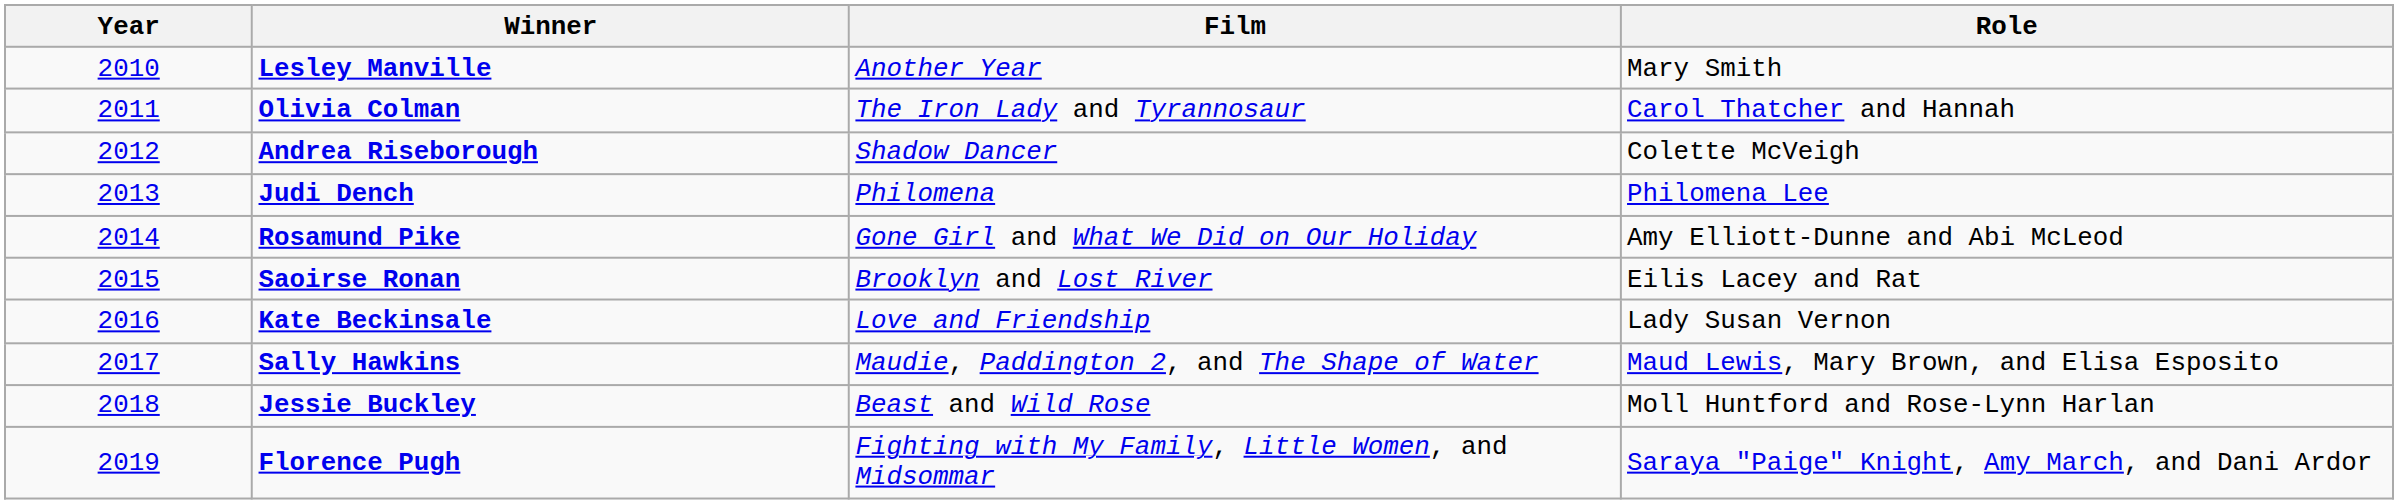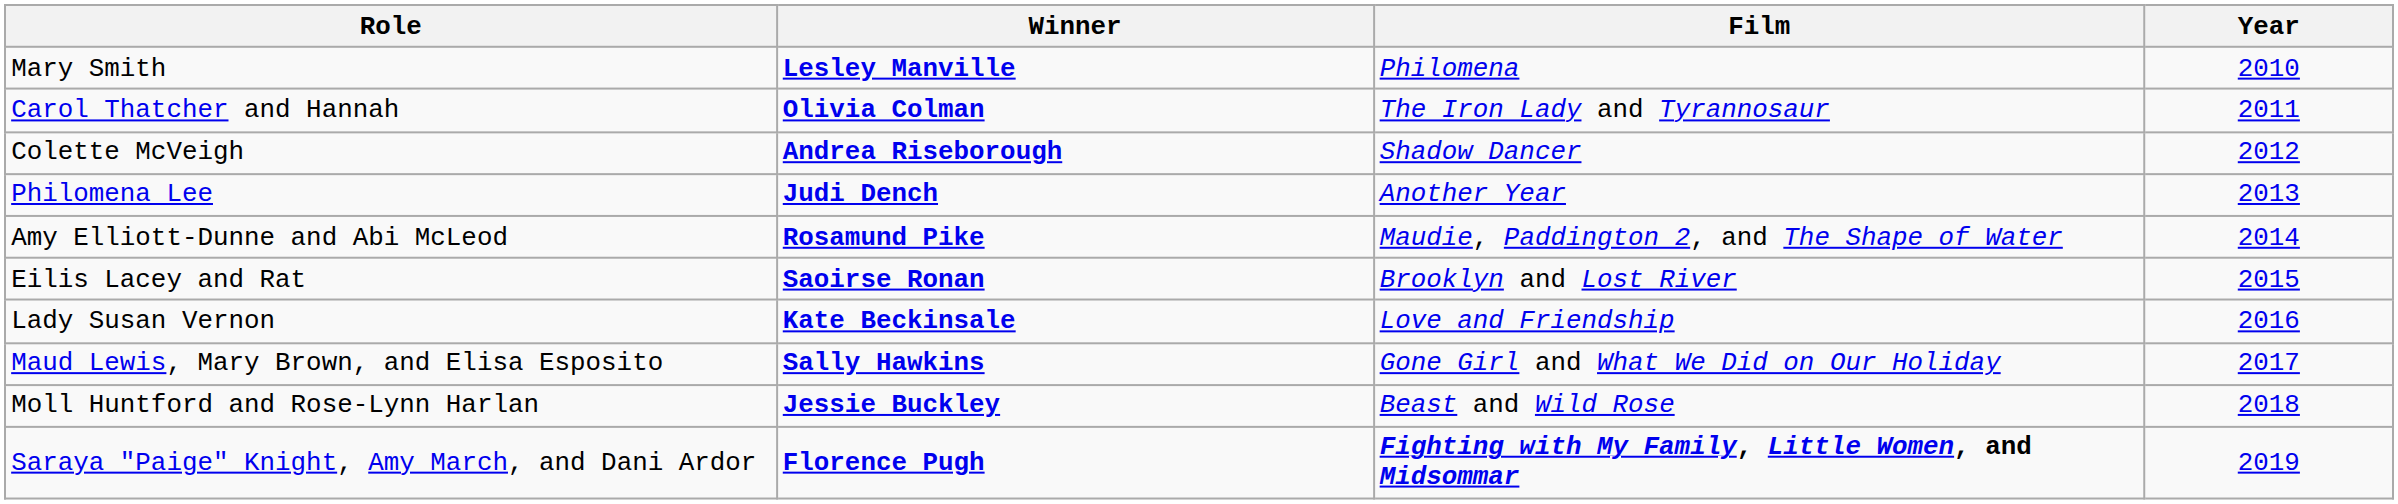columns swapped: (129, 26) <-> (2007, 26)
(949, 68) Another Year -> (1450, 68) Philomena
(925, 195) Philomena -> (1473, 195) Another Year
(1166, 237) Gone Girl and What We Did on Our Holiday -> (1721, 237) Maudie, Paddington 2, and The Shape of Water
(1197, 363) Maudie, Paddington 2, and The Shape of Water -> (1690, 363) Gone Girl and What We Did on Our Holiday
(1181, 463) normal -> (1706, 463) bold
